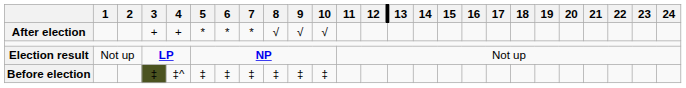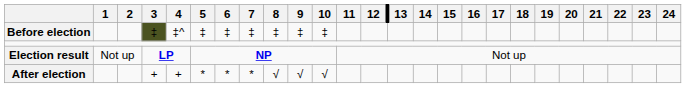rows swapped: (49, 74) <-> (49, 32)
